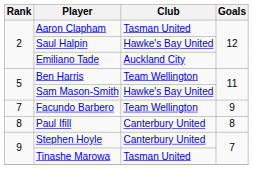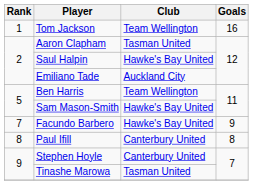+ row: (65, 28)
(161, 108) Team Wellington -> (168, 124) Hawke's Bay United
